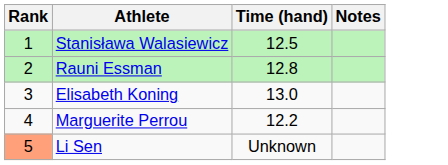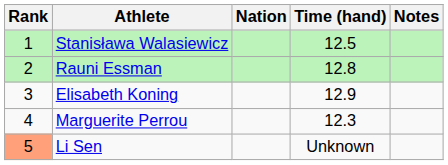+ column: (261, 17)
(282, 95) 13.0 -> (340, 95) 12.9
(282, 120) 12.2 -> (340, 120) 12.3
